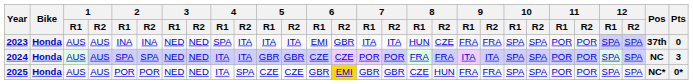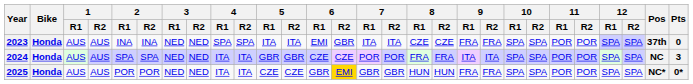(245, 42) ITA -> (245, 42) SPA
(419, 42) HUN -> (419, 42) CZE
(245, 72) SPA -> (245, 72) ITA
(419, 72) CZE -> (419, 72) HUN
